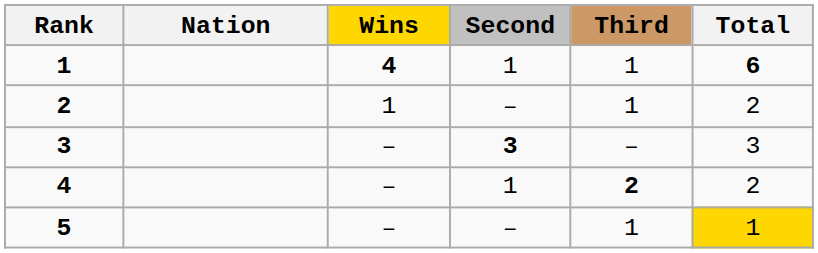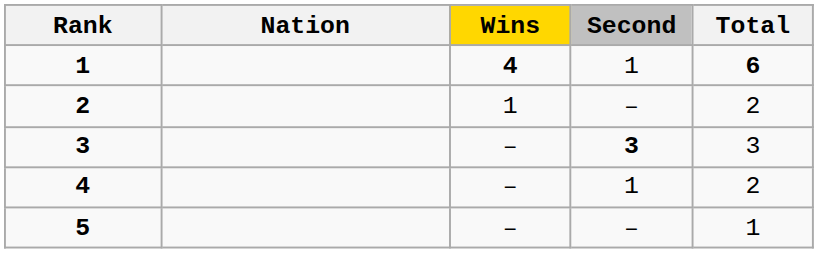- column: (632, 25)
(753, 228) gold background -> (753, 228) no background
